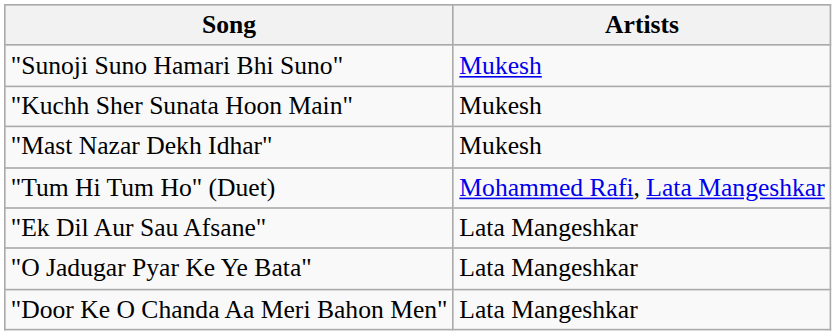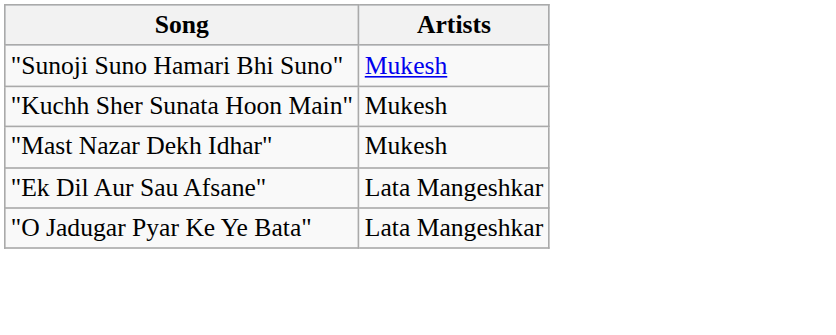- row: (143, 187)
- row: (229, 308)
